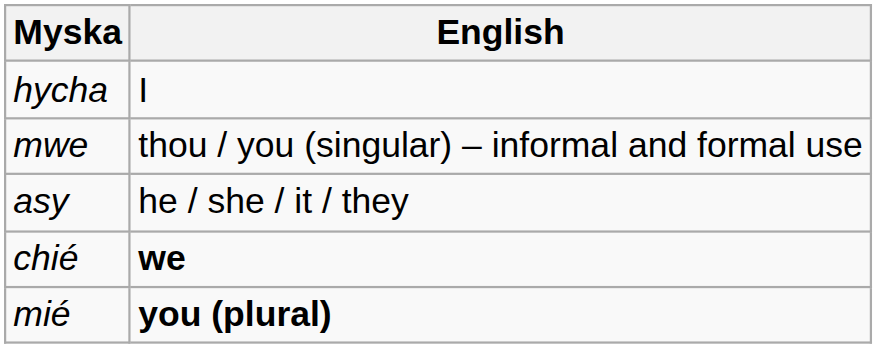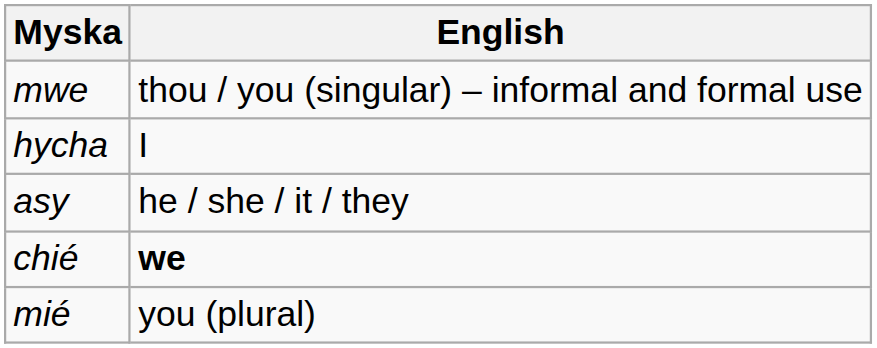rows swapped: (61, 88) <-> (51, 145)
(235, 314) bold -> (227, 314) normal
